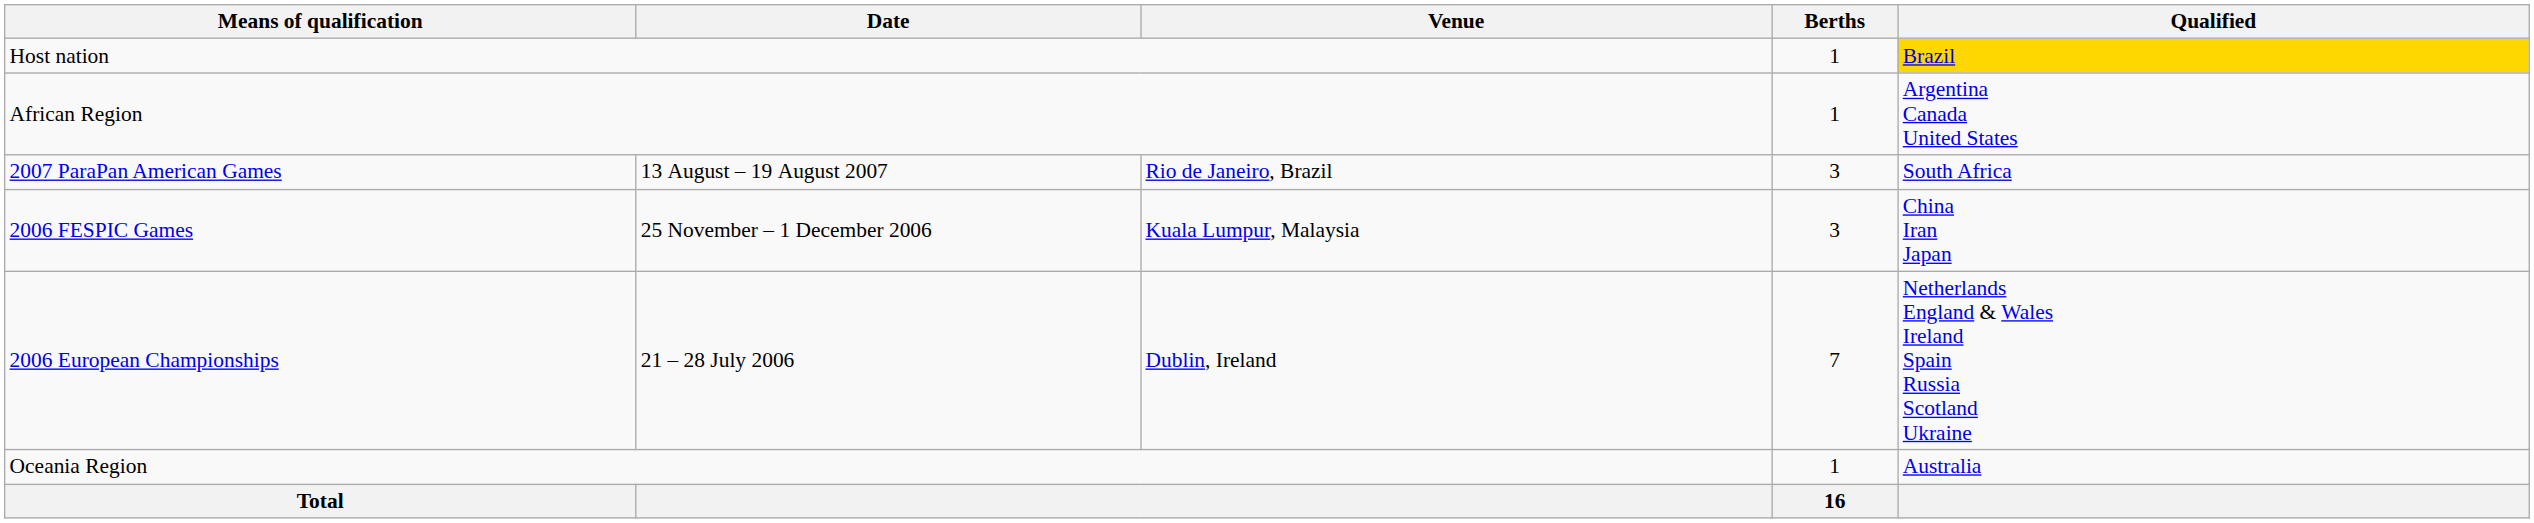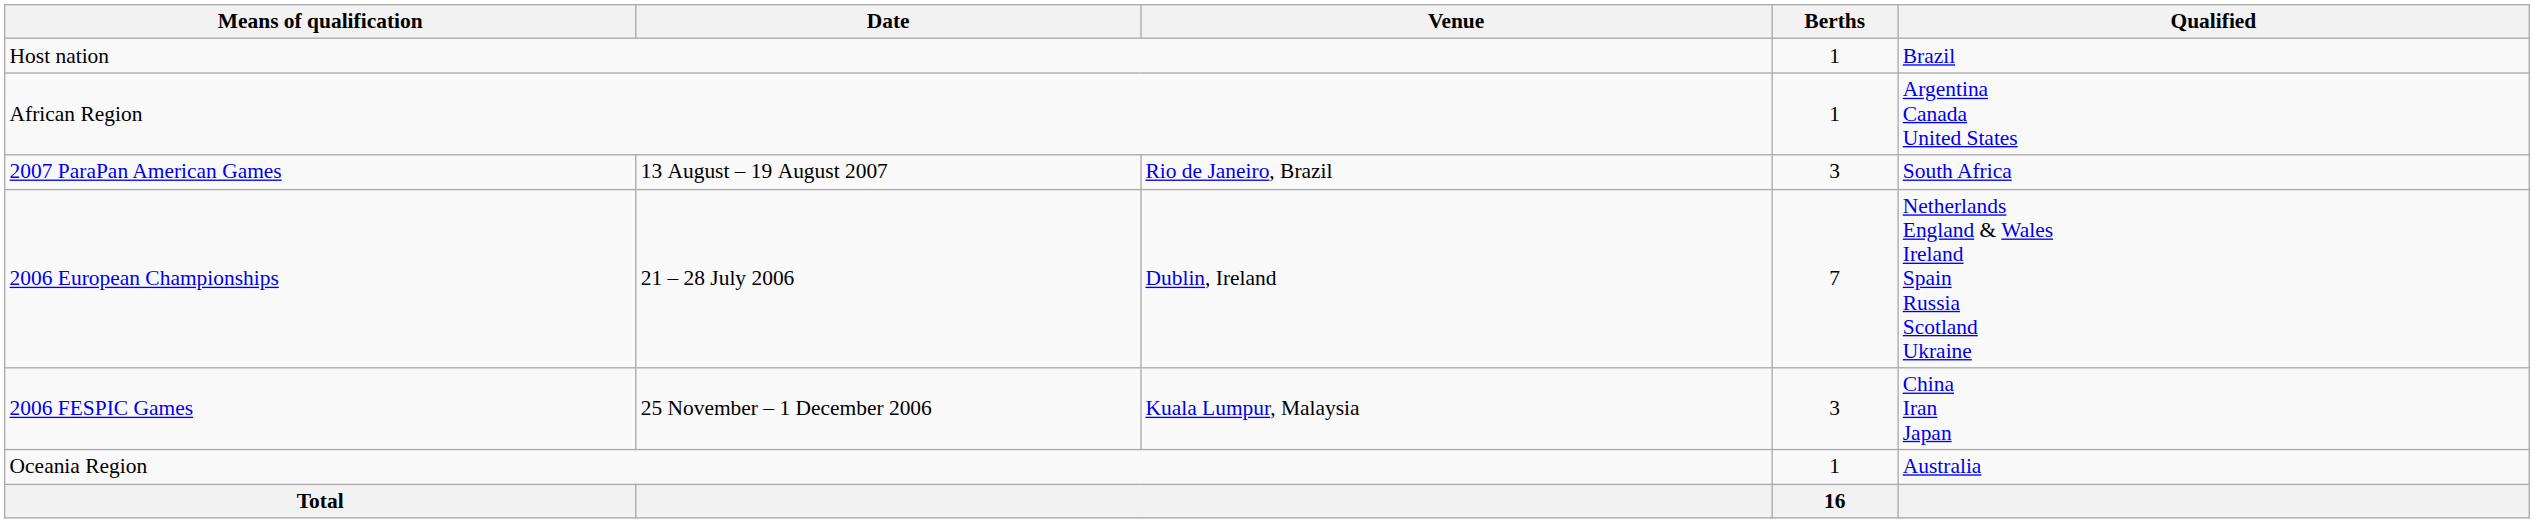(1929, 55) gold background -> (1929, 55) no background
rows swapped: (101, 229) <-> (144, 360)
